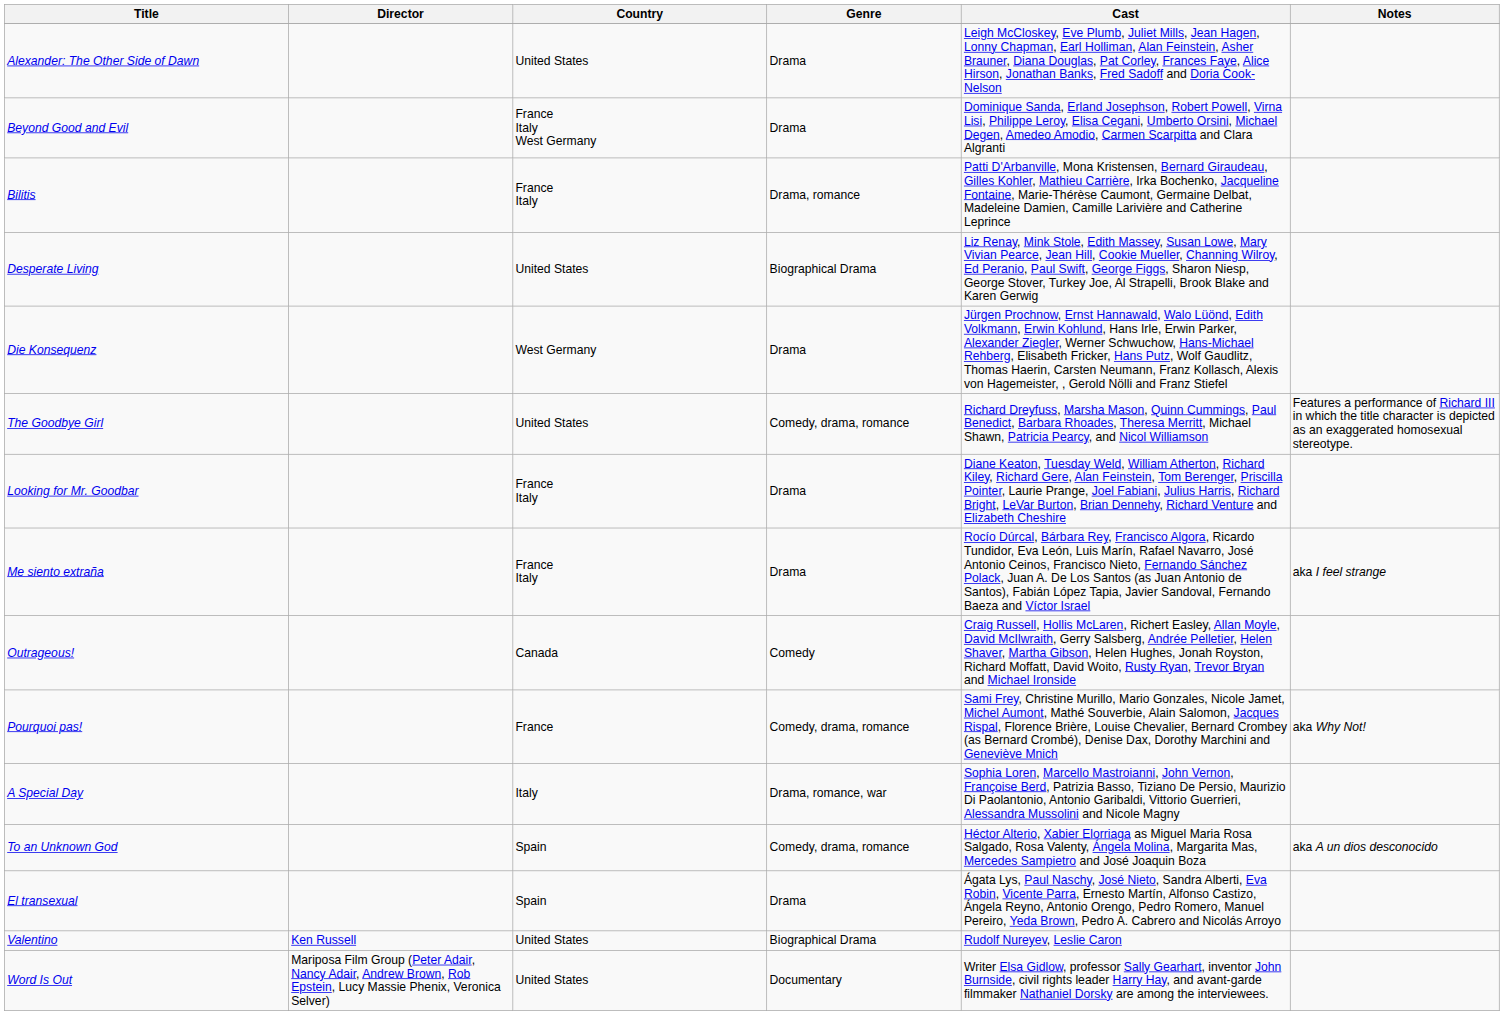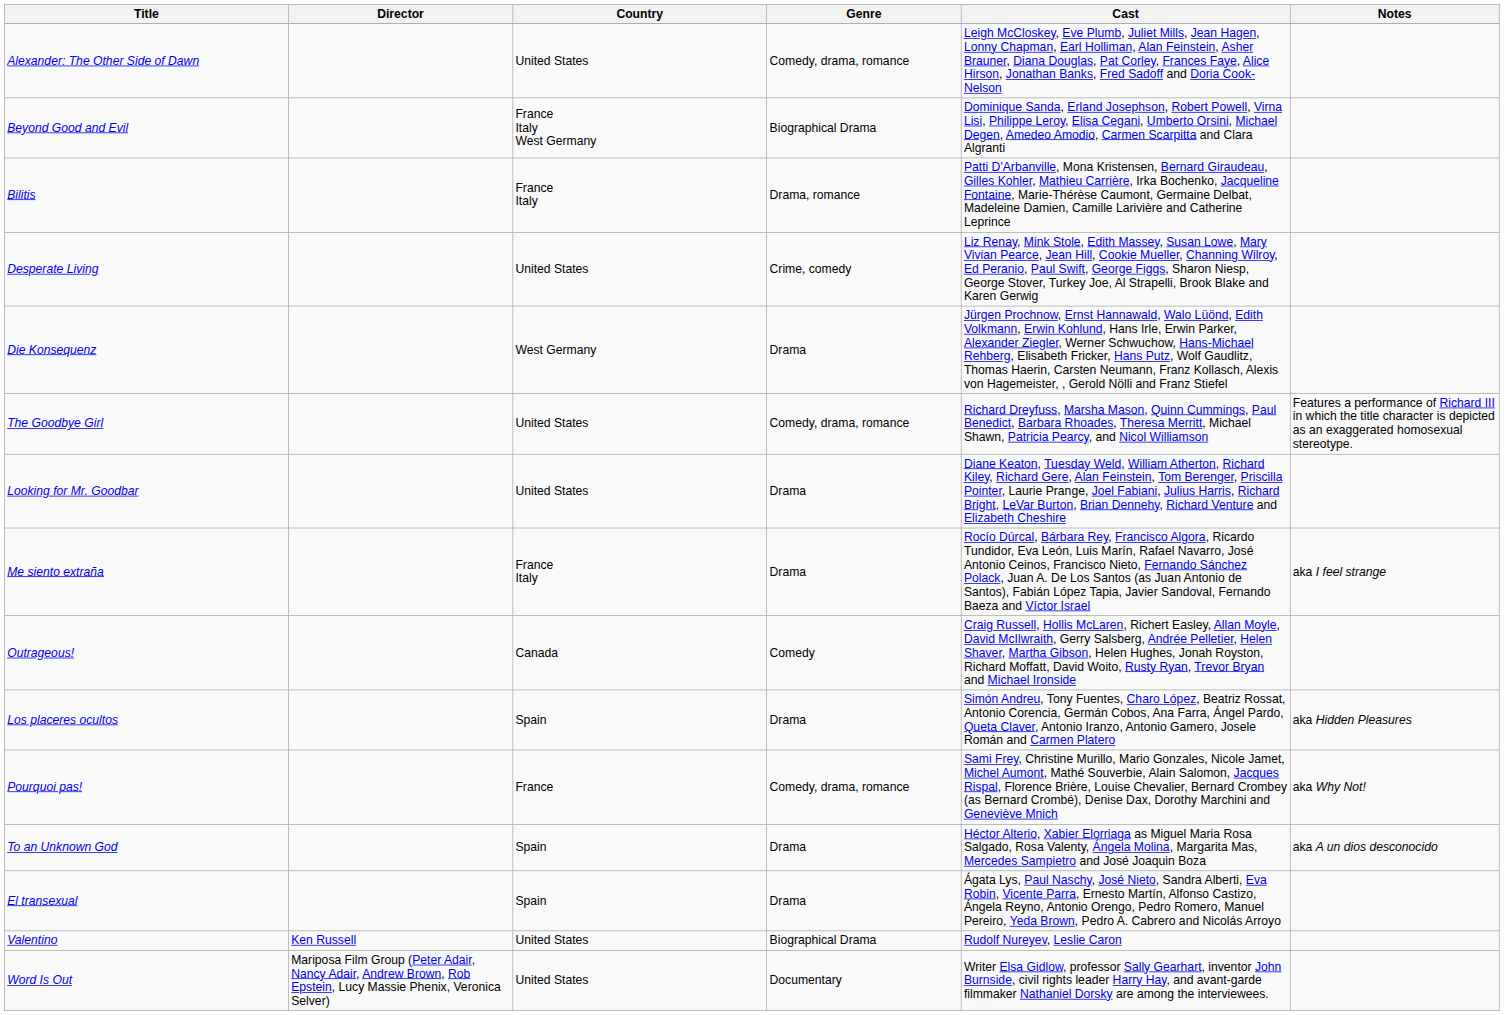(788, 60) Drama -> (839, 60) Comedy, drama, romance
(788, 127) Drama -> (823, 127) Biographical Drama
(823, 269) Biographical Drama -> (810, 269) Crime, comedy
(534, 491) France Italy -> (552, 491) United States
+ row: (63, 719)
- row: (45, 793)
(839, 847) Comedy, drama, romance -> (788, 847) Drama
